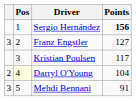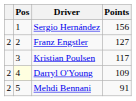(122, 27) bold -> (122, 27) normal
(9, 42) 3 -> (9, 42) 2
(122, 73) 104 -> (122, 73) 109
(9, 88) 3 -> (9, 88) 2
